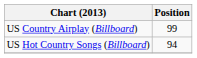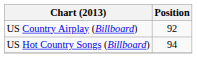(172, 28) 99 -> (172, 28) 92
